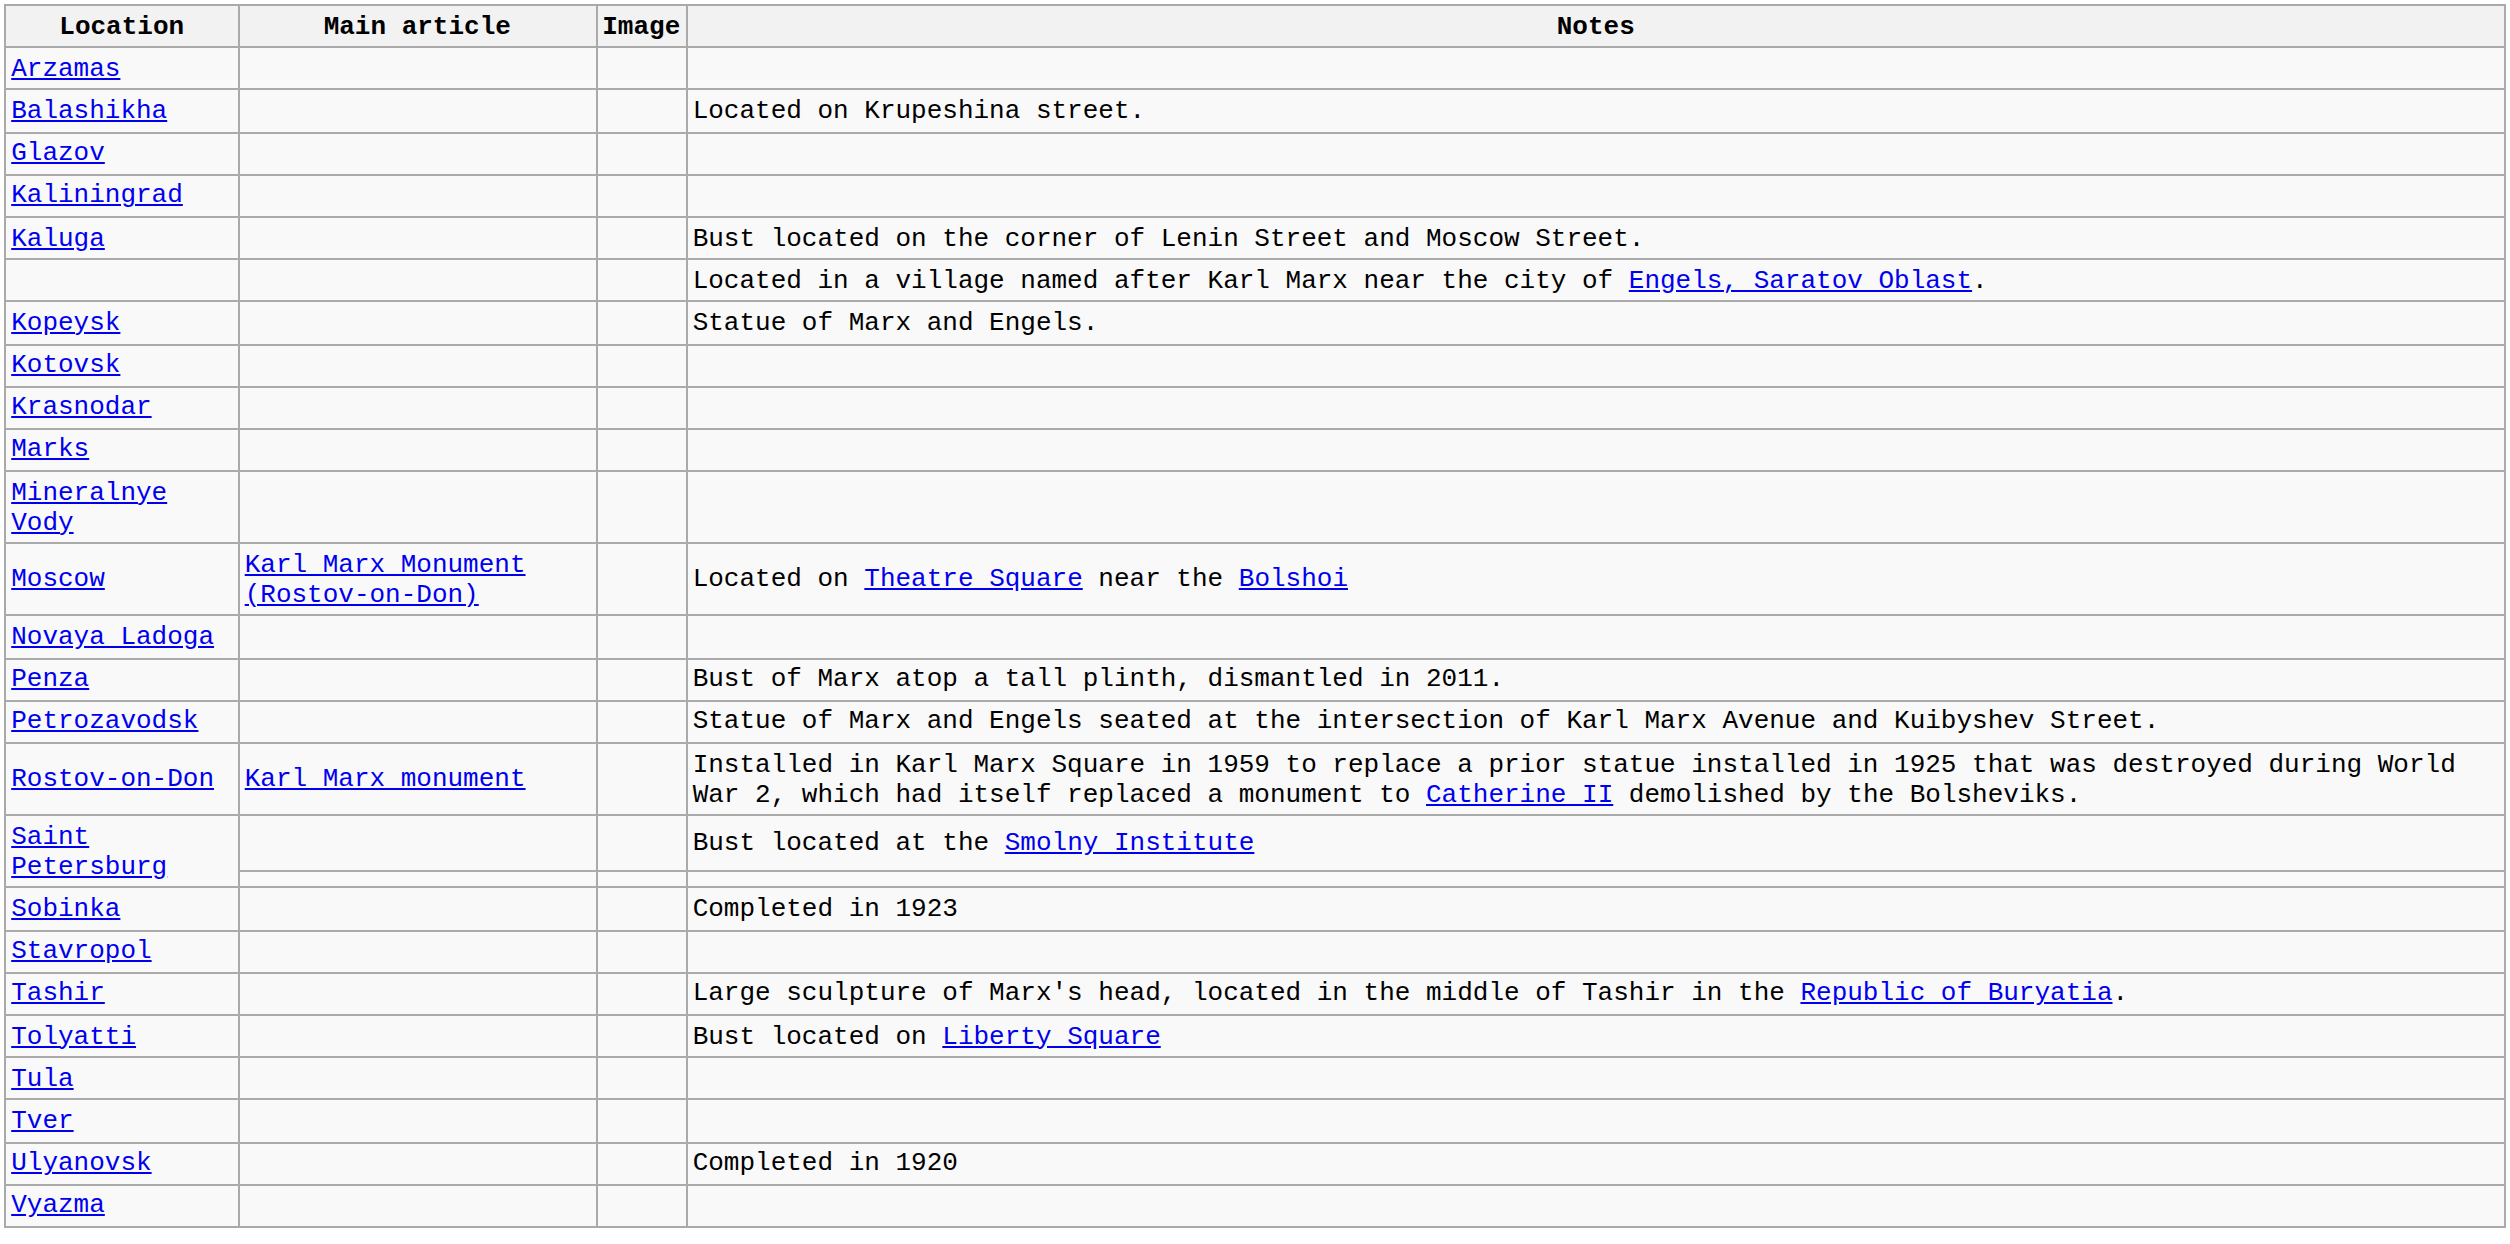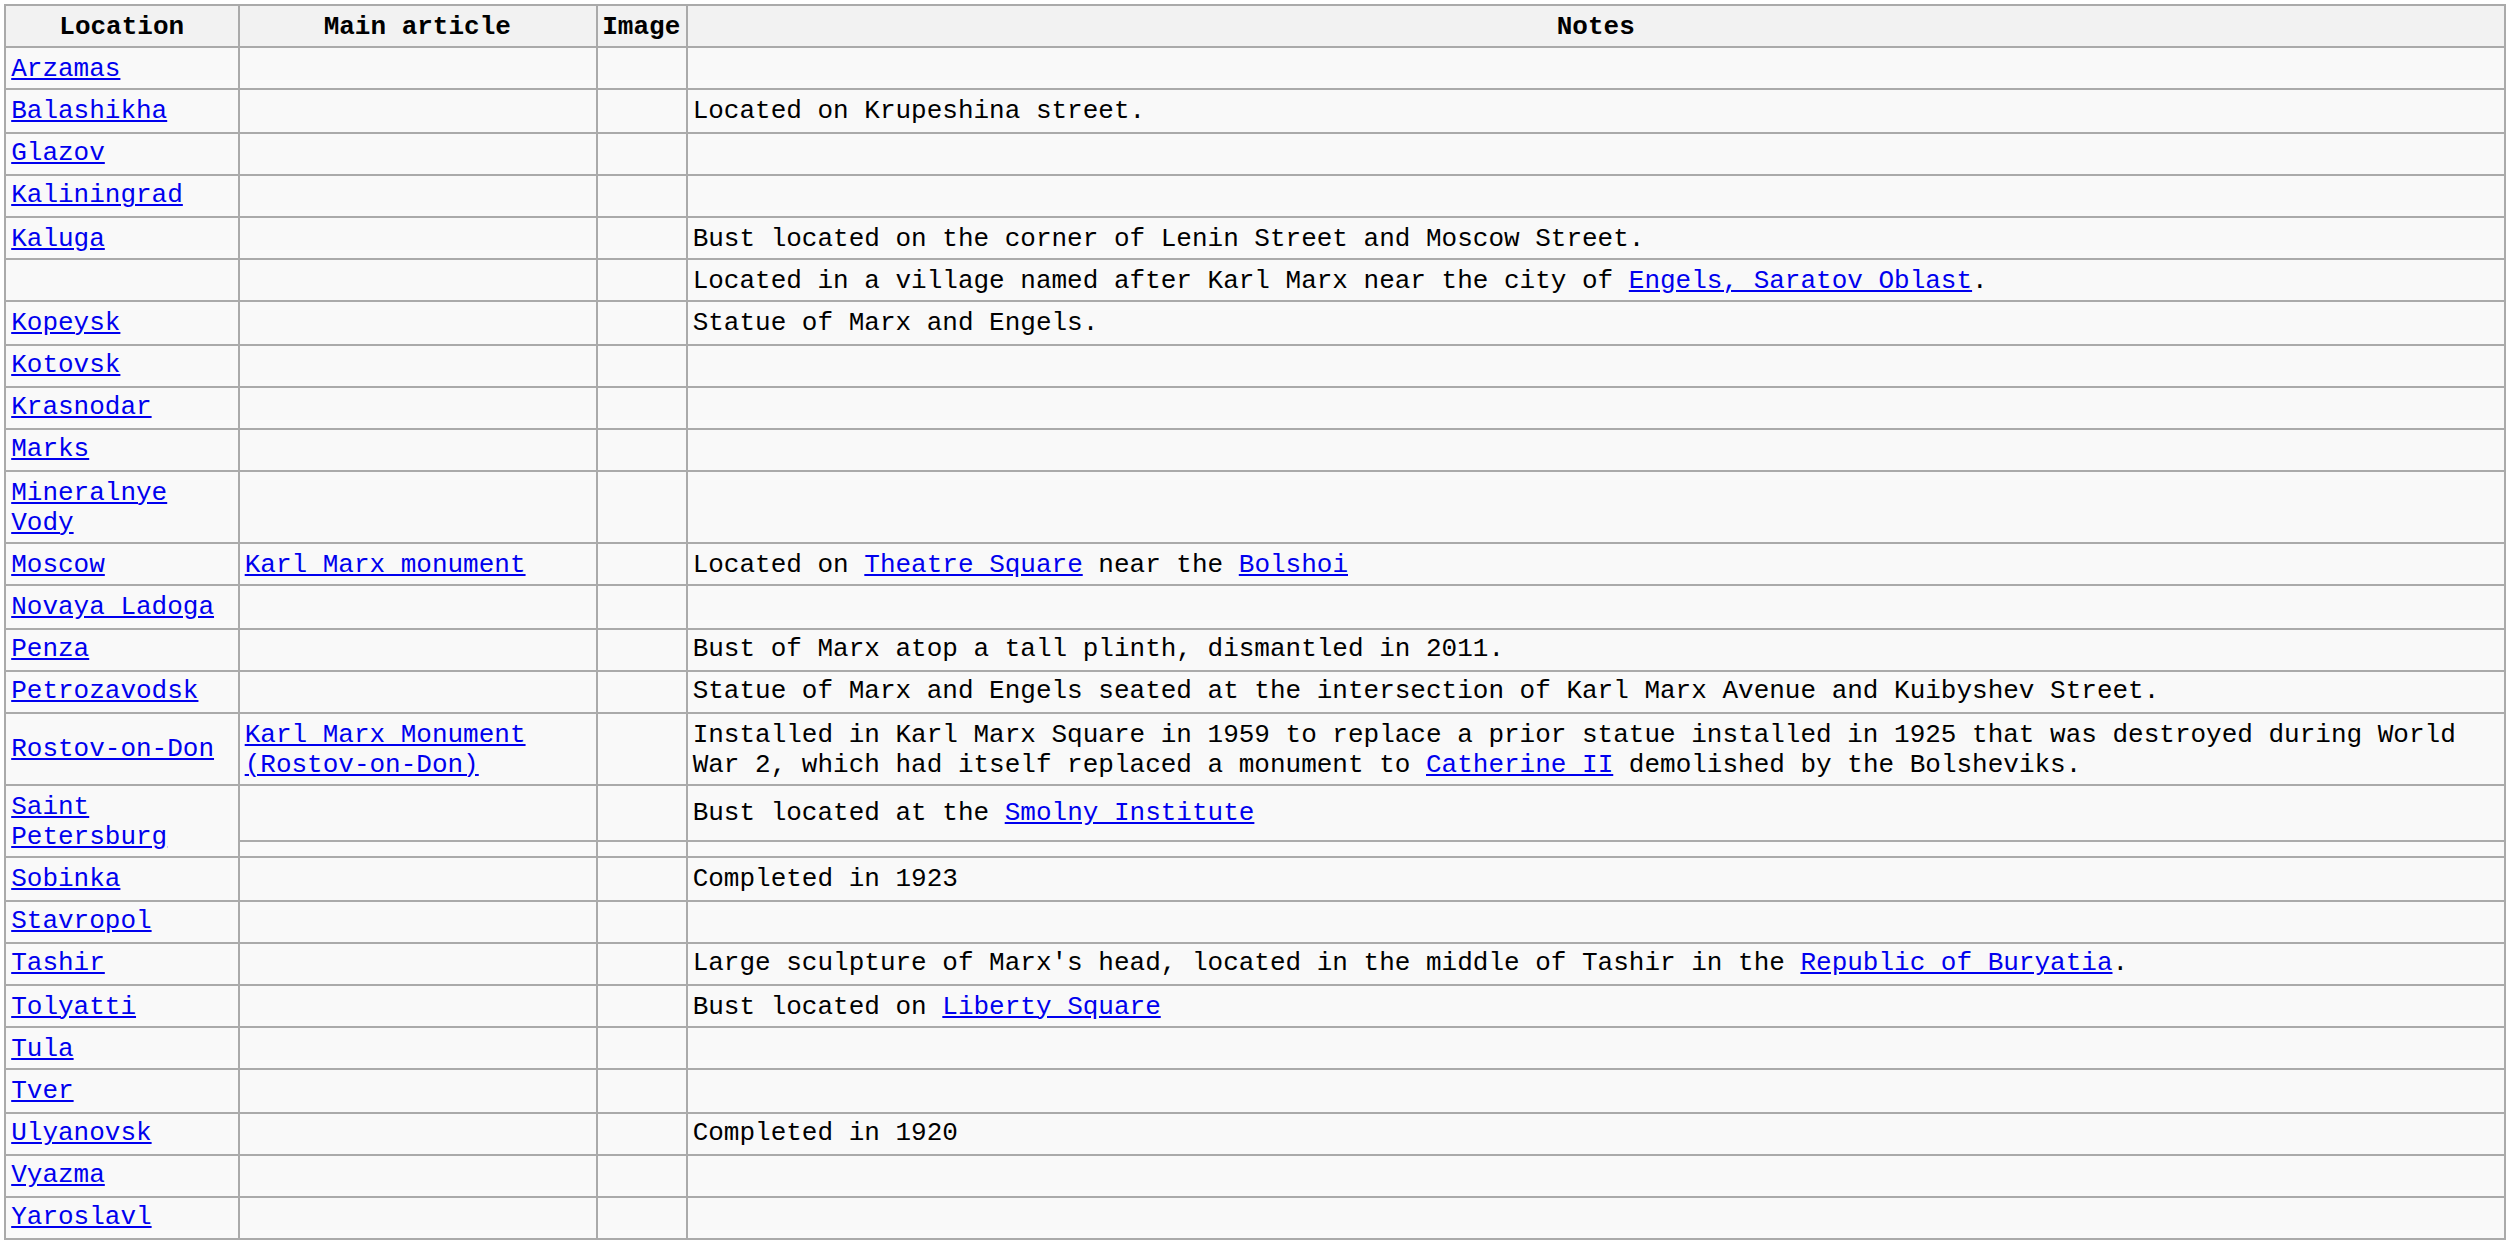(385, 580) Karl Marx Monument (Rostov-on-Don) -> (385, 565) Karl Marx monument
(385, 779) Karl Marx monument -> (385, 749) Karl Marx Monument (Rostov-on-Don)
+ row: (81, 1218)
